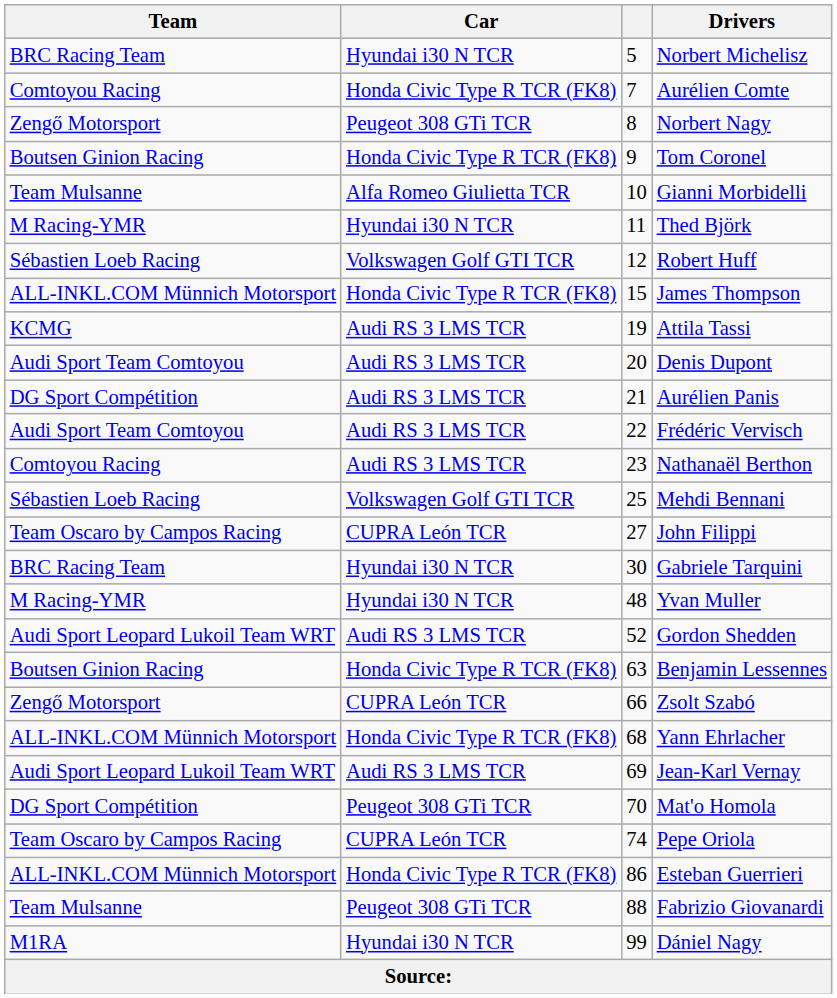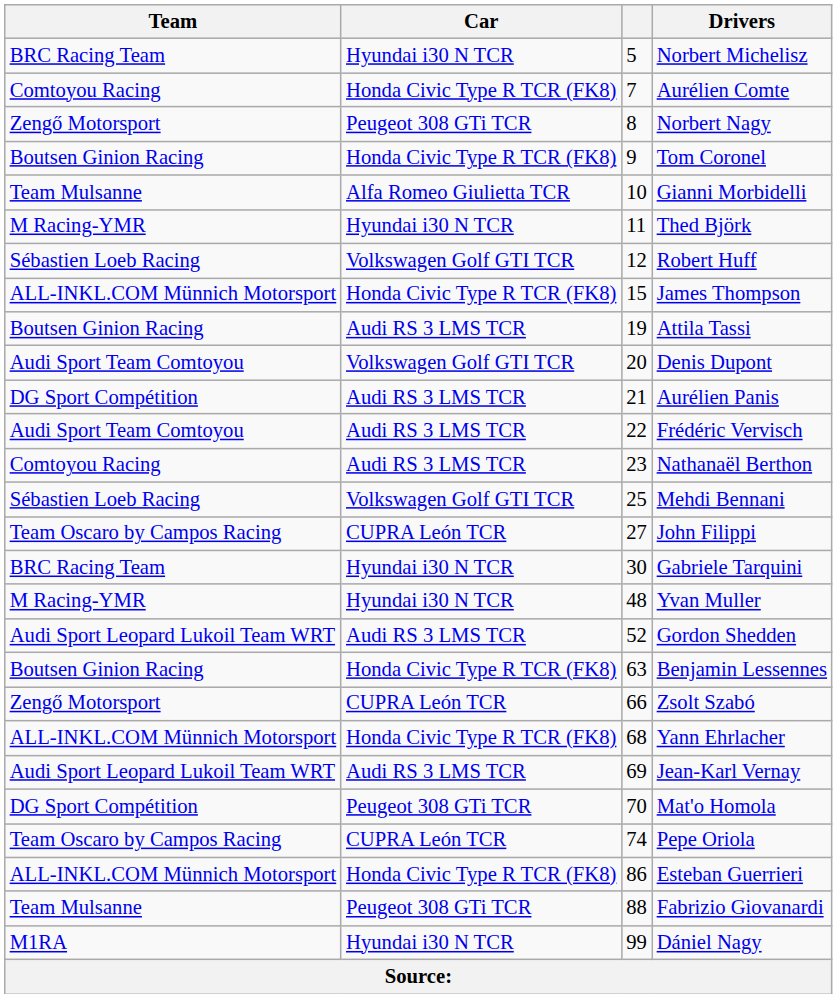(41, 328) KCMG -> (107, 328) Boutsen Ginion Racing
(436, 362) Audi RS 3 LMS TCR -> (460, 362) Volkswagen Golf GTI TCR
